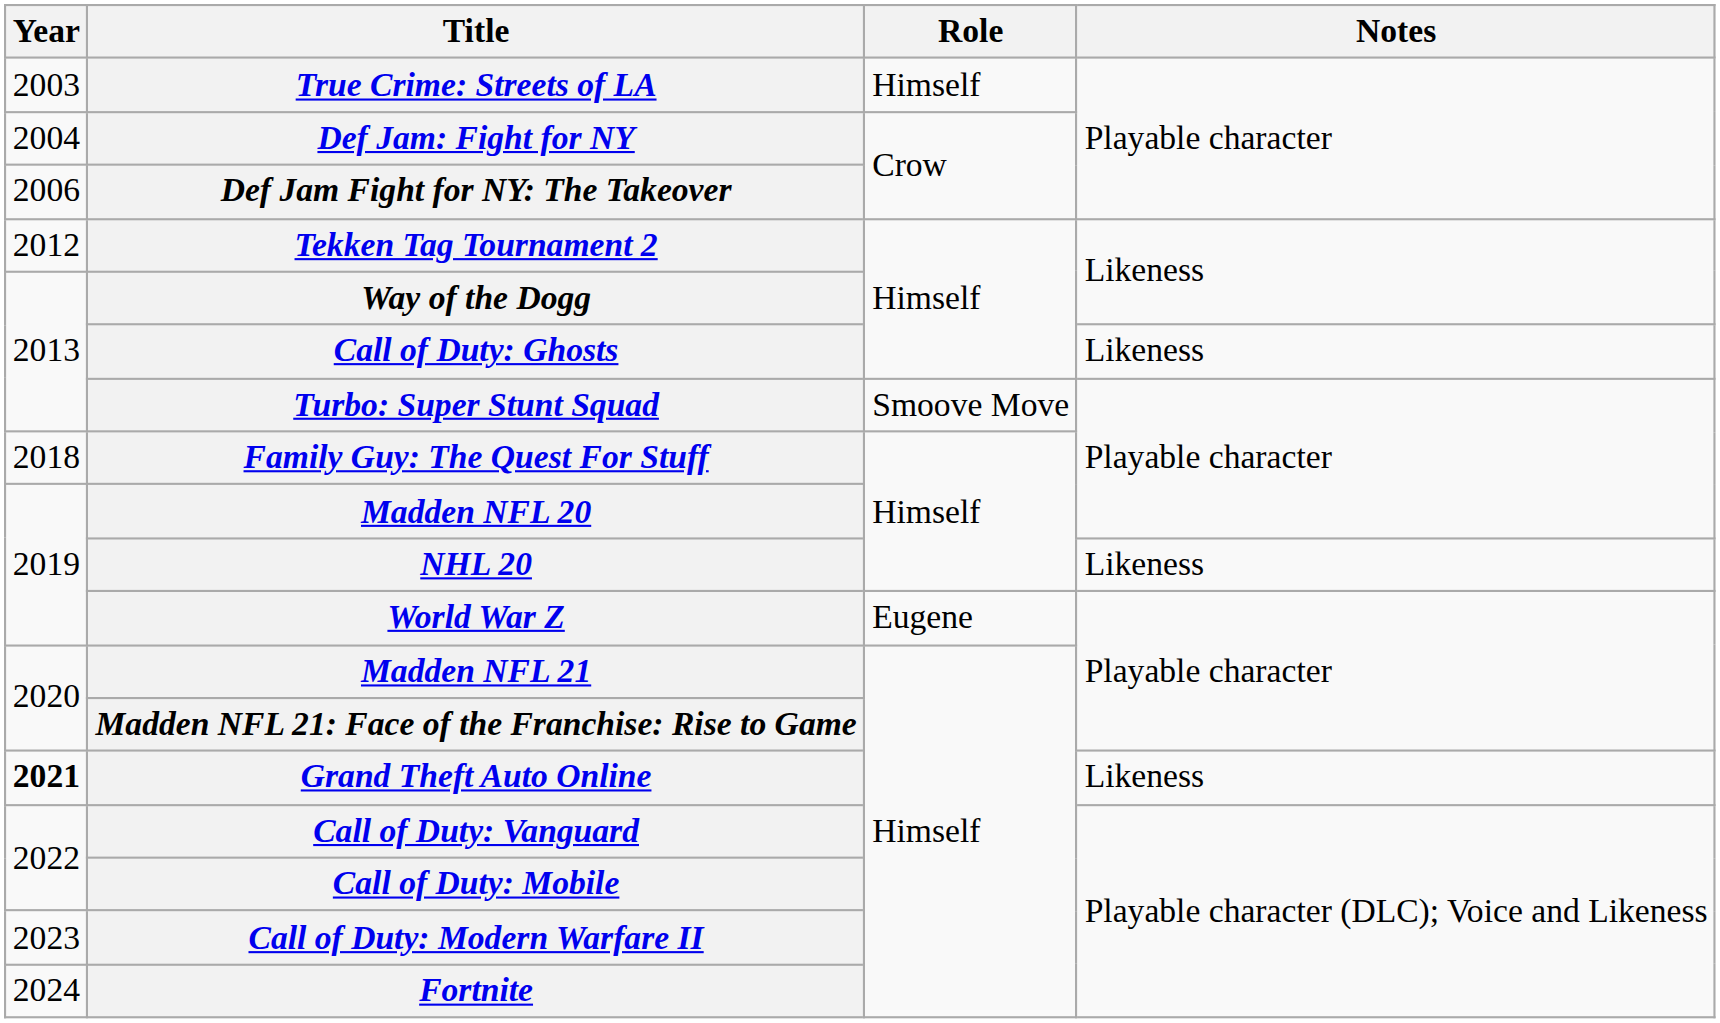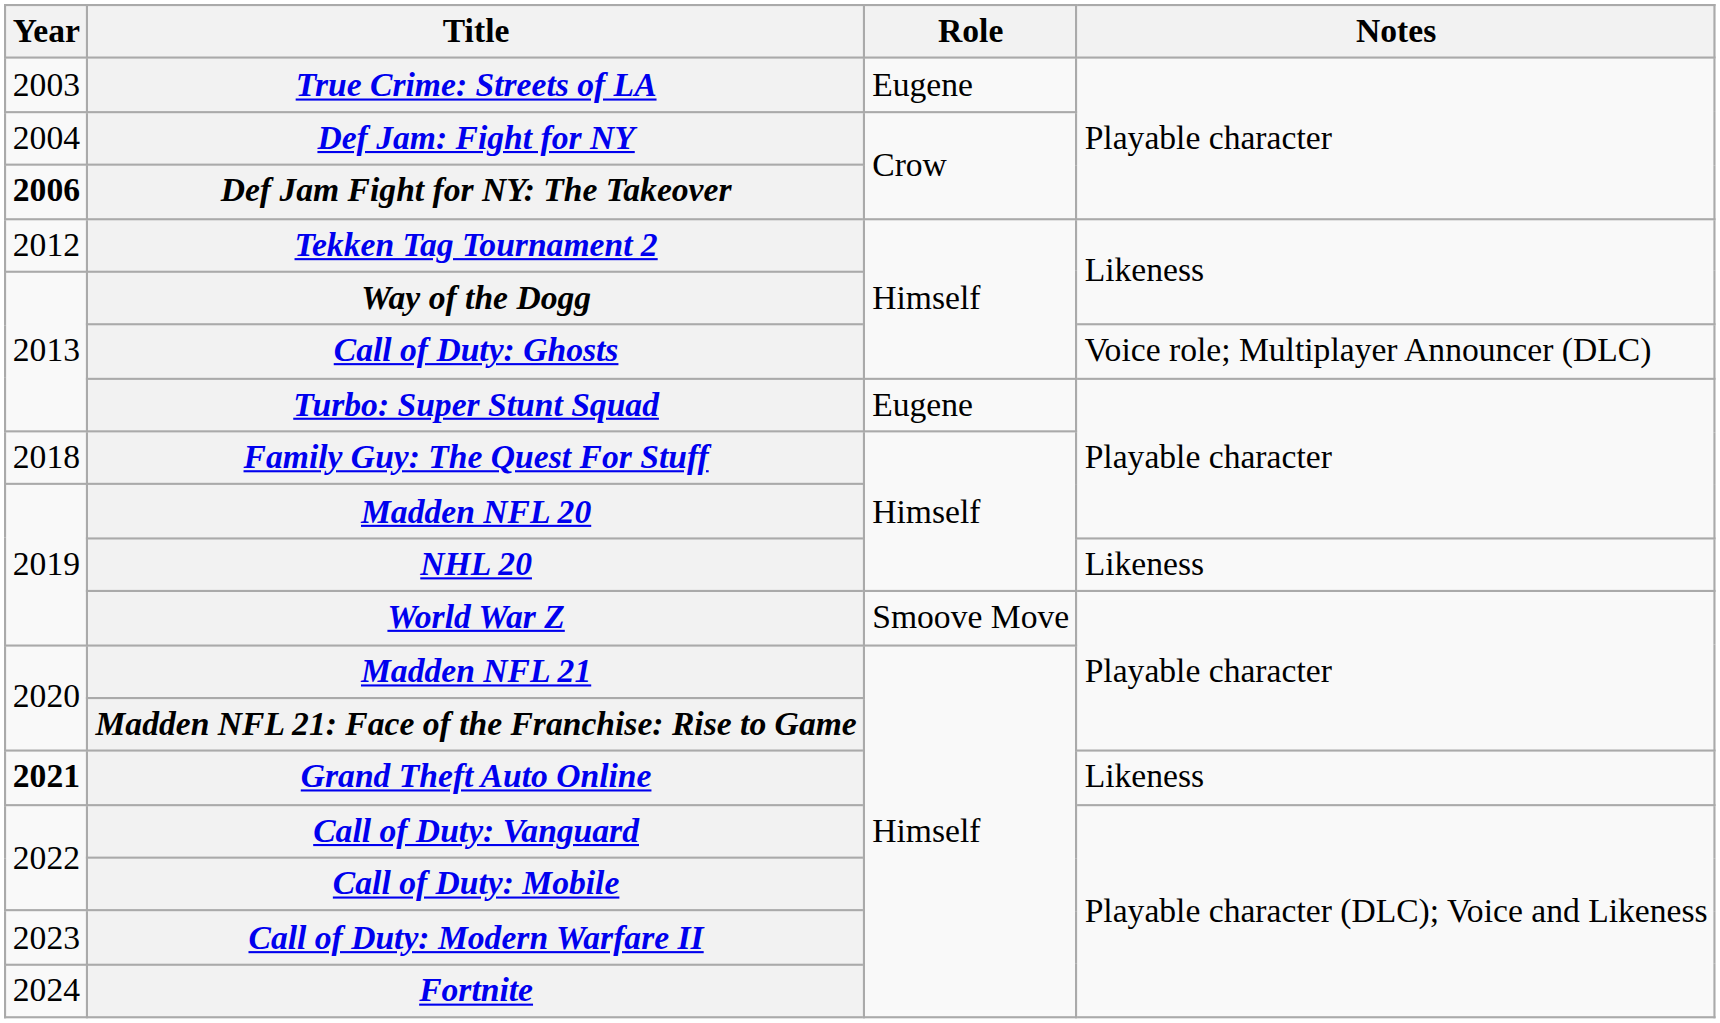(926, 84) Himself -> (923, 84) Eugene
(46, 191) normal -> (46, 191) bold
(1144, 350) Likeness -> (1368, 350) Voice role; Multiplayer Announcer (DLC)
(971, 404) Smoove Move -> (923, 404) Eugene
(923, 617) Eugene -> (971, 617) Smoove Move
